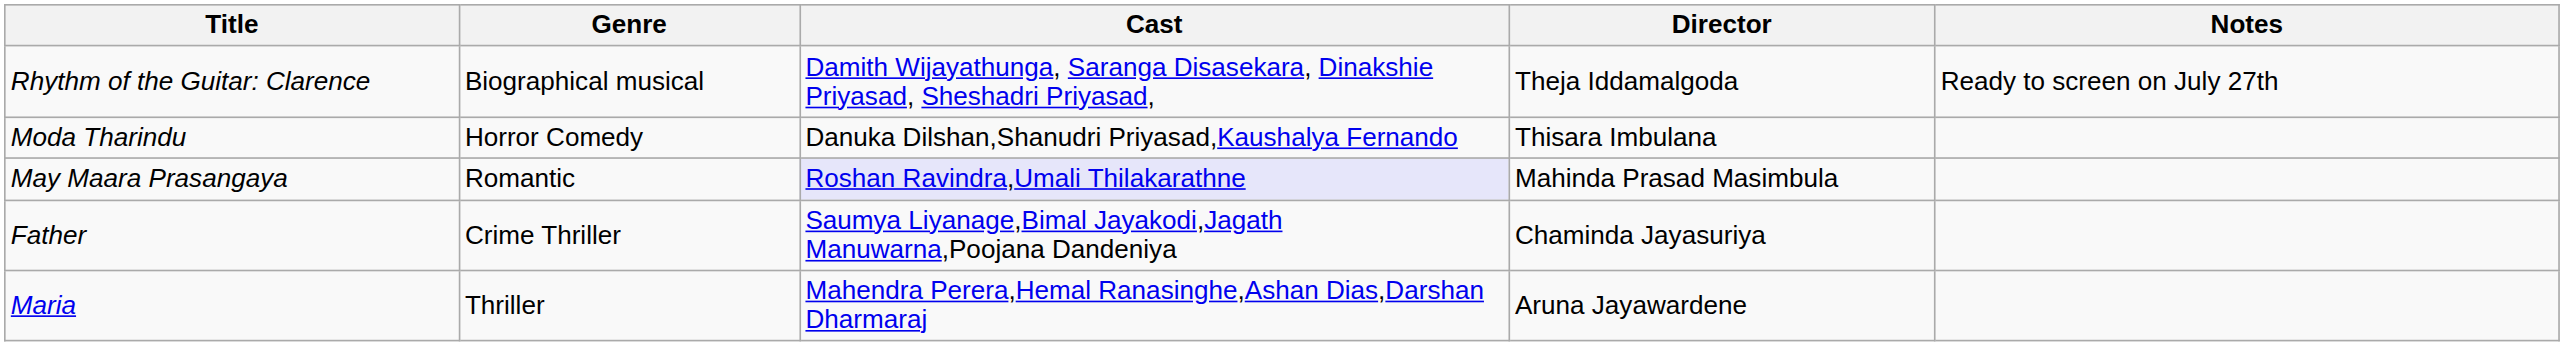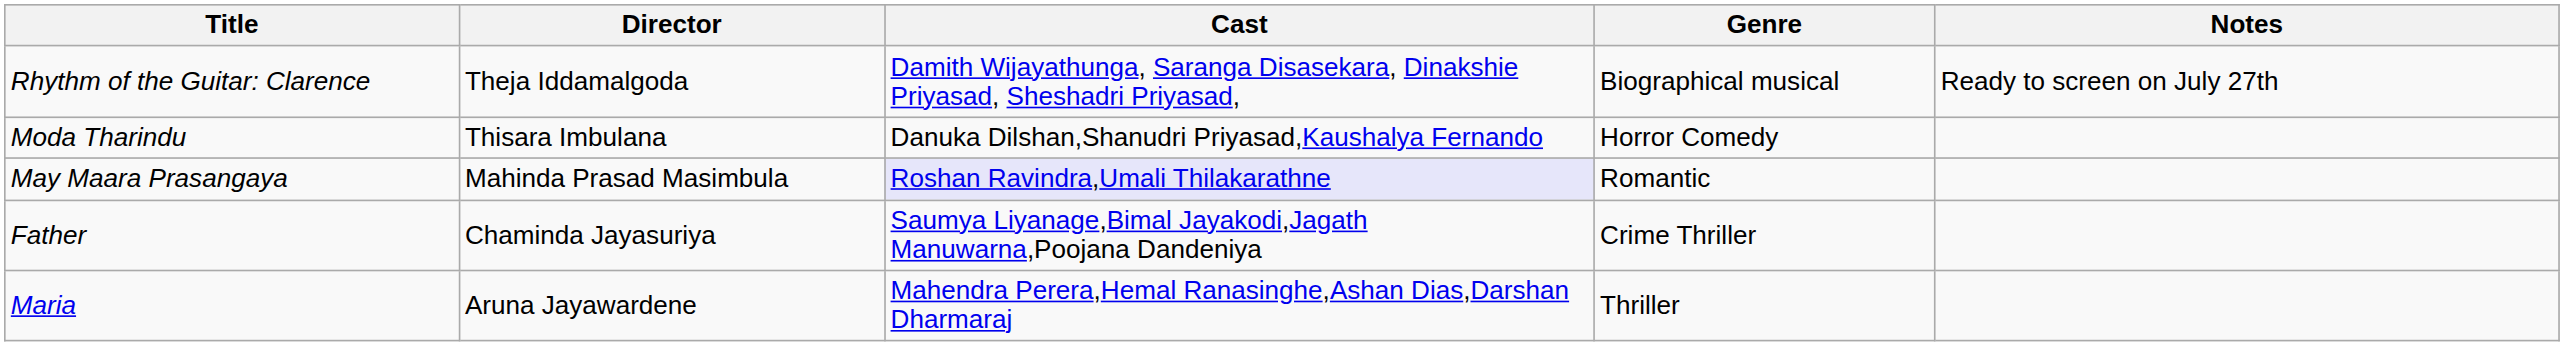columns swapped: (1722, 25) <-> (629, 25)
